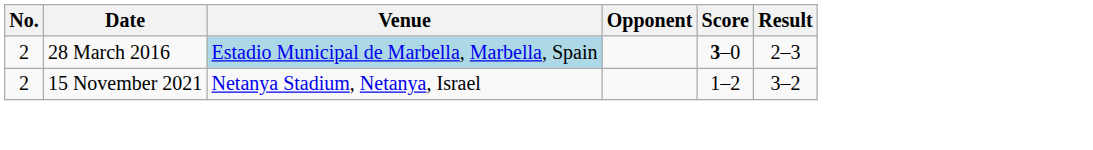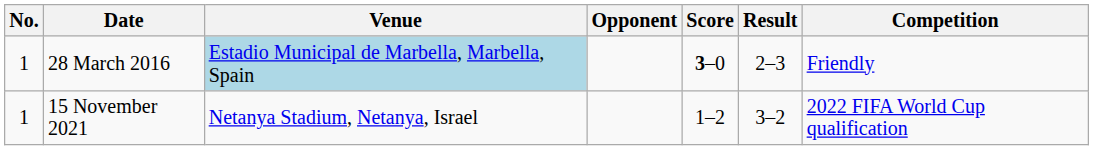+ column: (945, 20)
(24, 52) 2 -> (24, 63) 1
(24, 83) 2 -> (24, 117) 1
